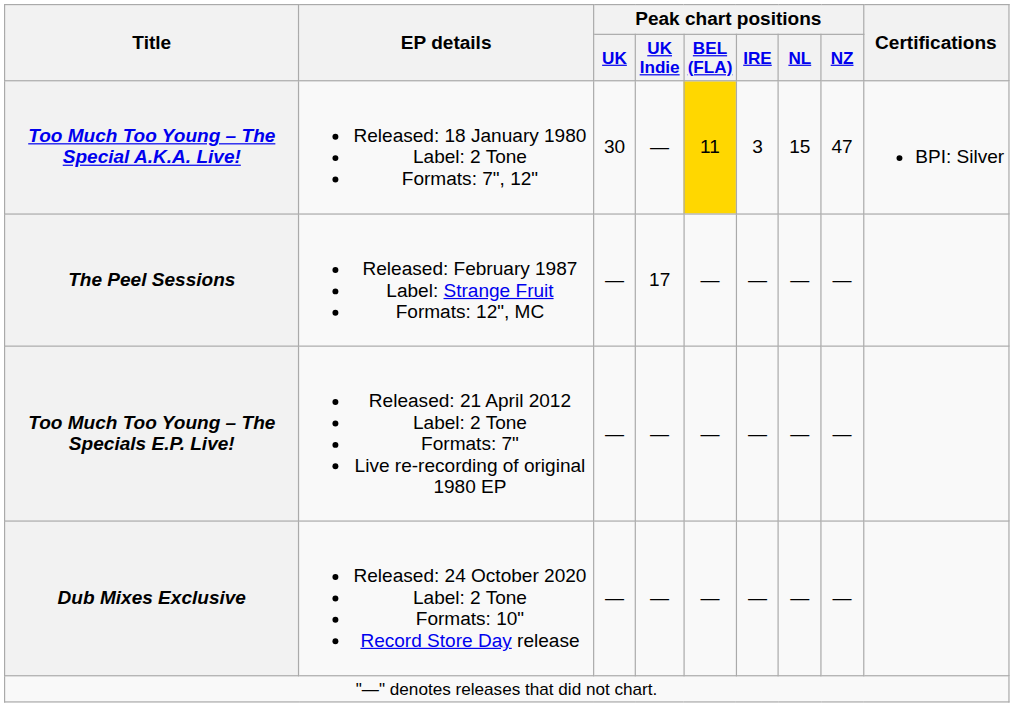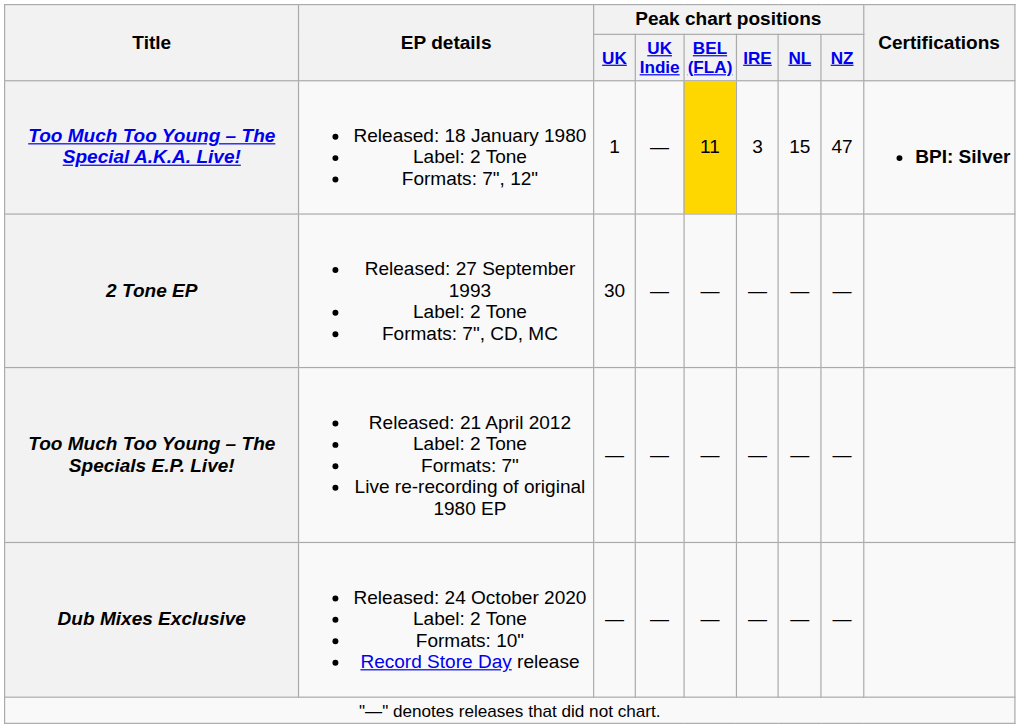(614, 147) 30 -> (614, 147) 1
(936, 158) normal -> (939, 158) bold
- row: (152, 279)
+ row: (152, 290)
